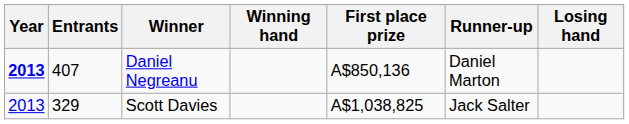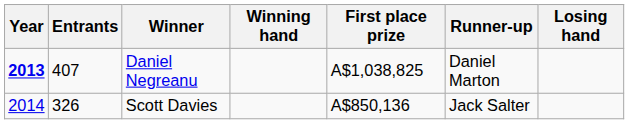(370, 70) A$850,136 -> (377, 70) A$1,038,825
(26, 105) 2013 -> (26, 105) 2014
(66, 105) 329 -> (66, 105) 326
(377, 105) A$1,038,825 -> (370, 105) A$850,136
